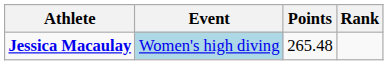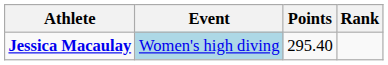(310, 45) 265.48 -> (310, 45) 295.40
